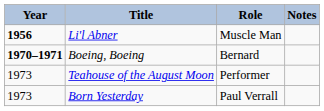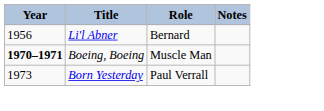(20, 35) bold -> (20, 35) normal
(251, 35) Muscle Man -> (170, 35) Bernard
(239, 55) Bernard -> (181, 55) Muscle Man
- row: (141, 75)
